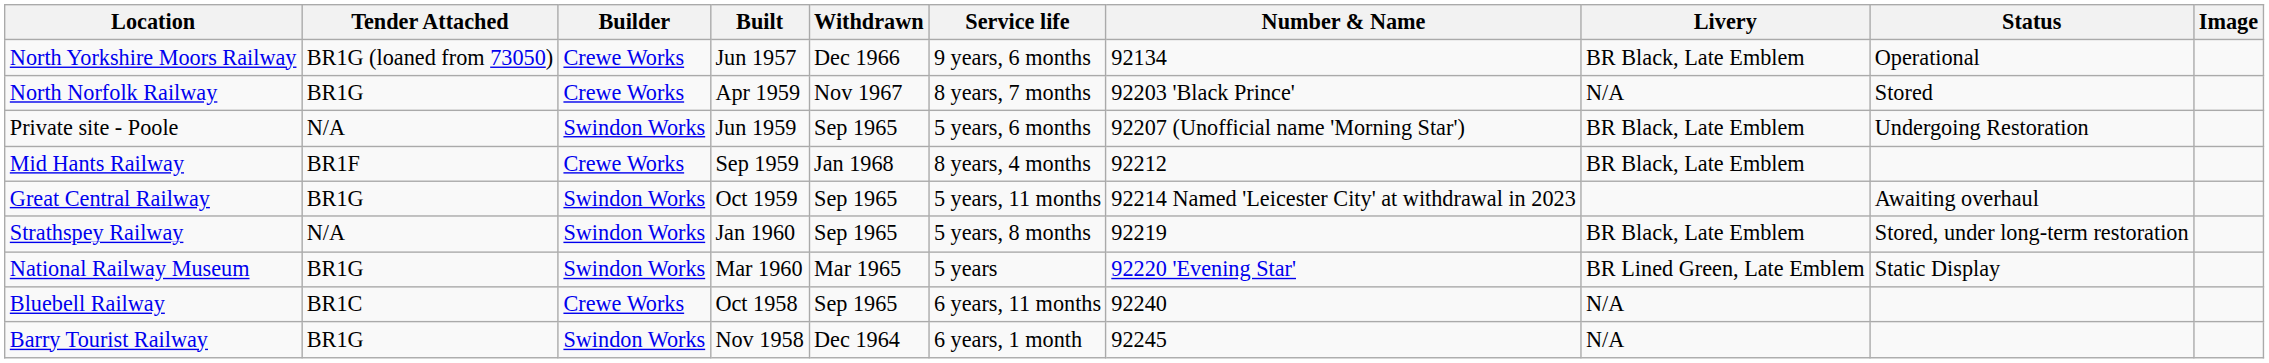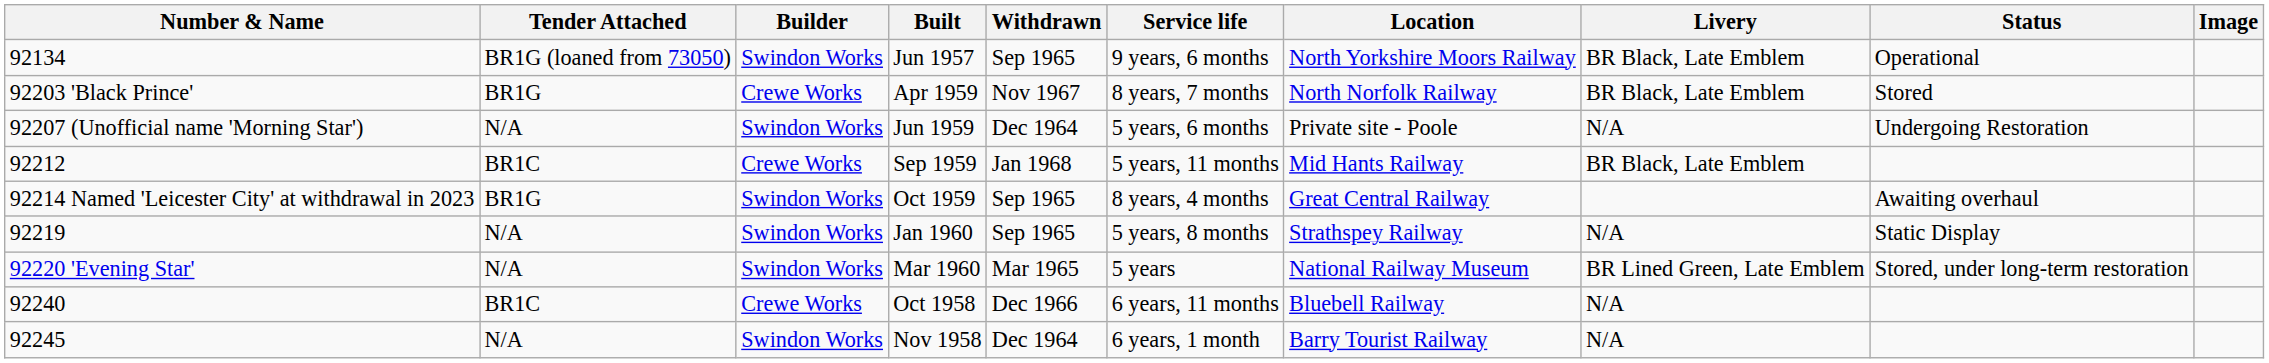columns swapped: (1344, 22) <-> (153, 22)
(624, 57) Crewe Works -> (812, 57) Swindon Works
(857, 57) Dec 1966 -> (1034, 57) Sep 1965
(1605, 92) N/A -> (1695, 92) BR Black, Late Emblem
(856, 127) Sep 1965 -> (1035, 127) Dec 1964
(1695, 127) BR Black, Late Emblem -> (1605, 127) N/A
(333, 163) BR1F -> (512, 163) BR1C
(1012, 163) 8 years, 4 months -> (1195, 163) 5 years, 11 months
(1017, 198) 5 years, 11 months -> (1190, 198) 8 years, 4 months
(1695, 233) BR Black, Late Emblem -> (1605, 233) N/A
(2032, 233) Stored, under long-term restoration -> (1938, 233) Static Display
(335, 269) BR1G -> (504, 269) N/A
(1938, 269) Static Display -> (2032, 269) Stored, under long-term restoration
(856, 304) Sep 1965 -> (1035, 304) Dec 1966
(335, 339) BR1G -> (504, 339) N/A
